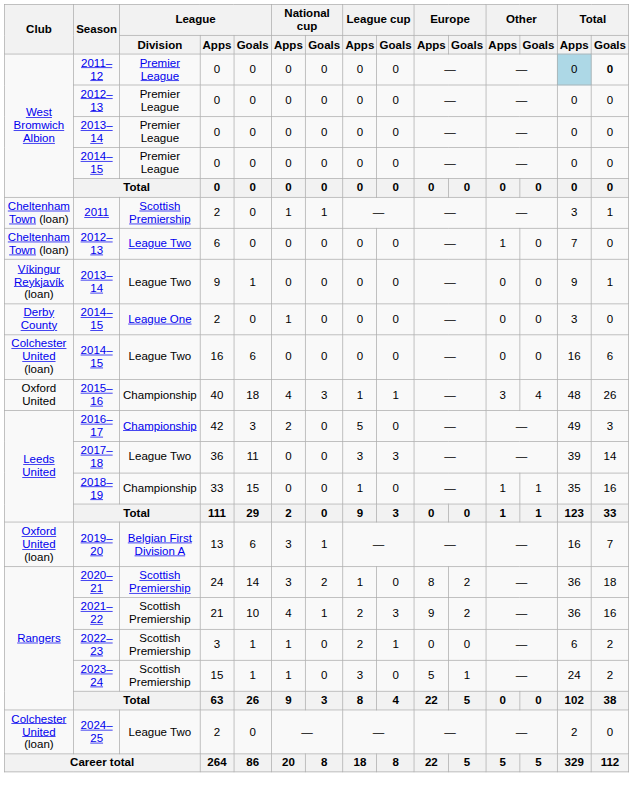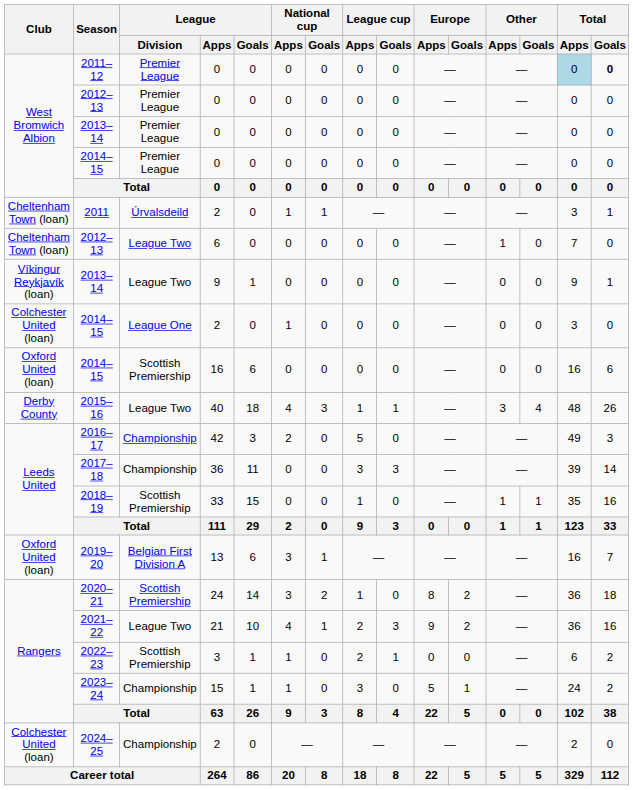(160, 212) Scottish Premiership -> (160, 212) Úrvalsdeild
(39, 319) Derby County -> (39, 325) Colchester United (loan)
(39, 357) Colchester United (loan) -> (39, 370) Oxford United (loan)
(160, 357) League Two -> (160, 370) Scottish Premiership
(39, 394) Oxford United -> (39, 407) Derby County
(160, 394) Championship -> (160, 407) League Two
(160, 457) League Two -> (160, 470) Championship
(160, 488) Championship -> (160, 501) Scottish Premiership
(160, 613) Scottish Premiership -> (160, 626) League Two
(160, 675) Scottish Premiership -> (160, 688) Championship
(160, 731) League Two -> (160, 744) Championship
